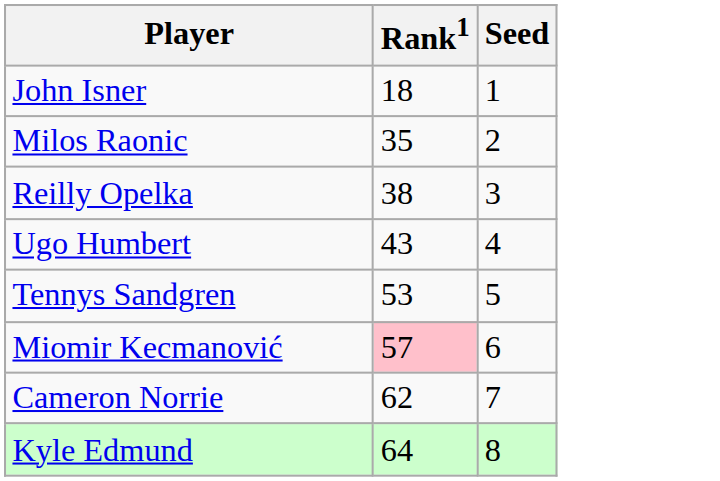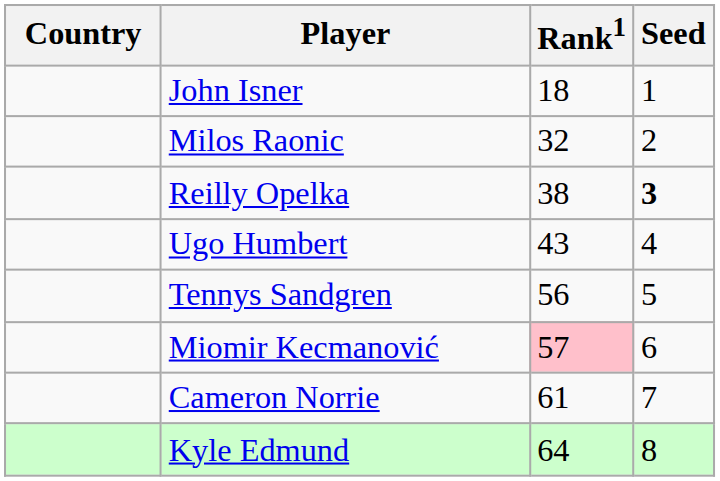+ column: (83, 34)
(397, 141) 35 -> (553, 141) 32
(493, 192) normal -> (649, 192) bold
(397, 295) 53 -> (553, 295) 56
(397, 397) 62 -> (553, 397) 61
